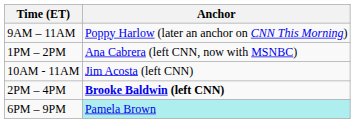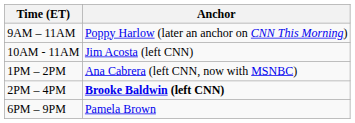rows swapped: (43, 71) <-> (36, 52)
(120, 109) paleturquoise background -> (120, 109) no background
